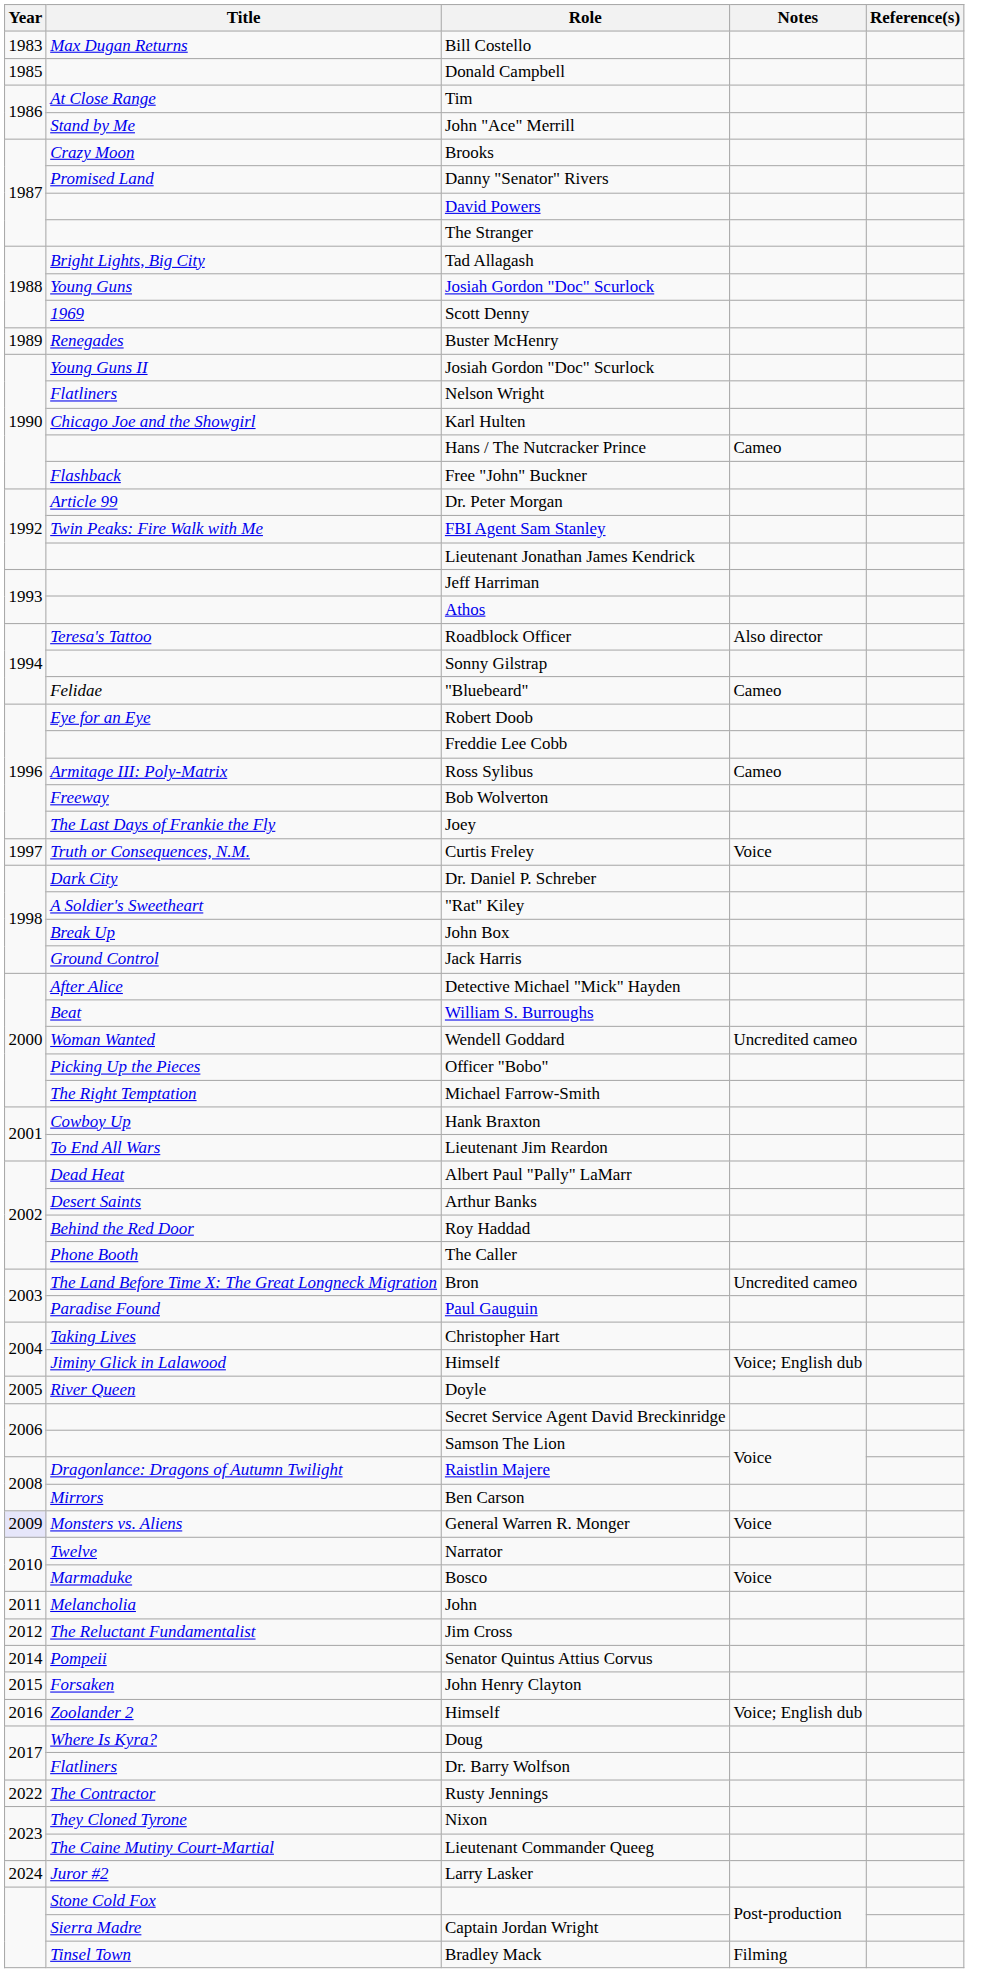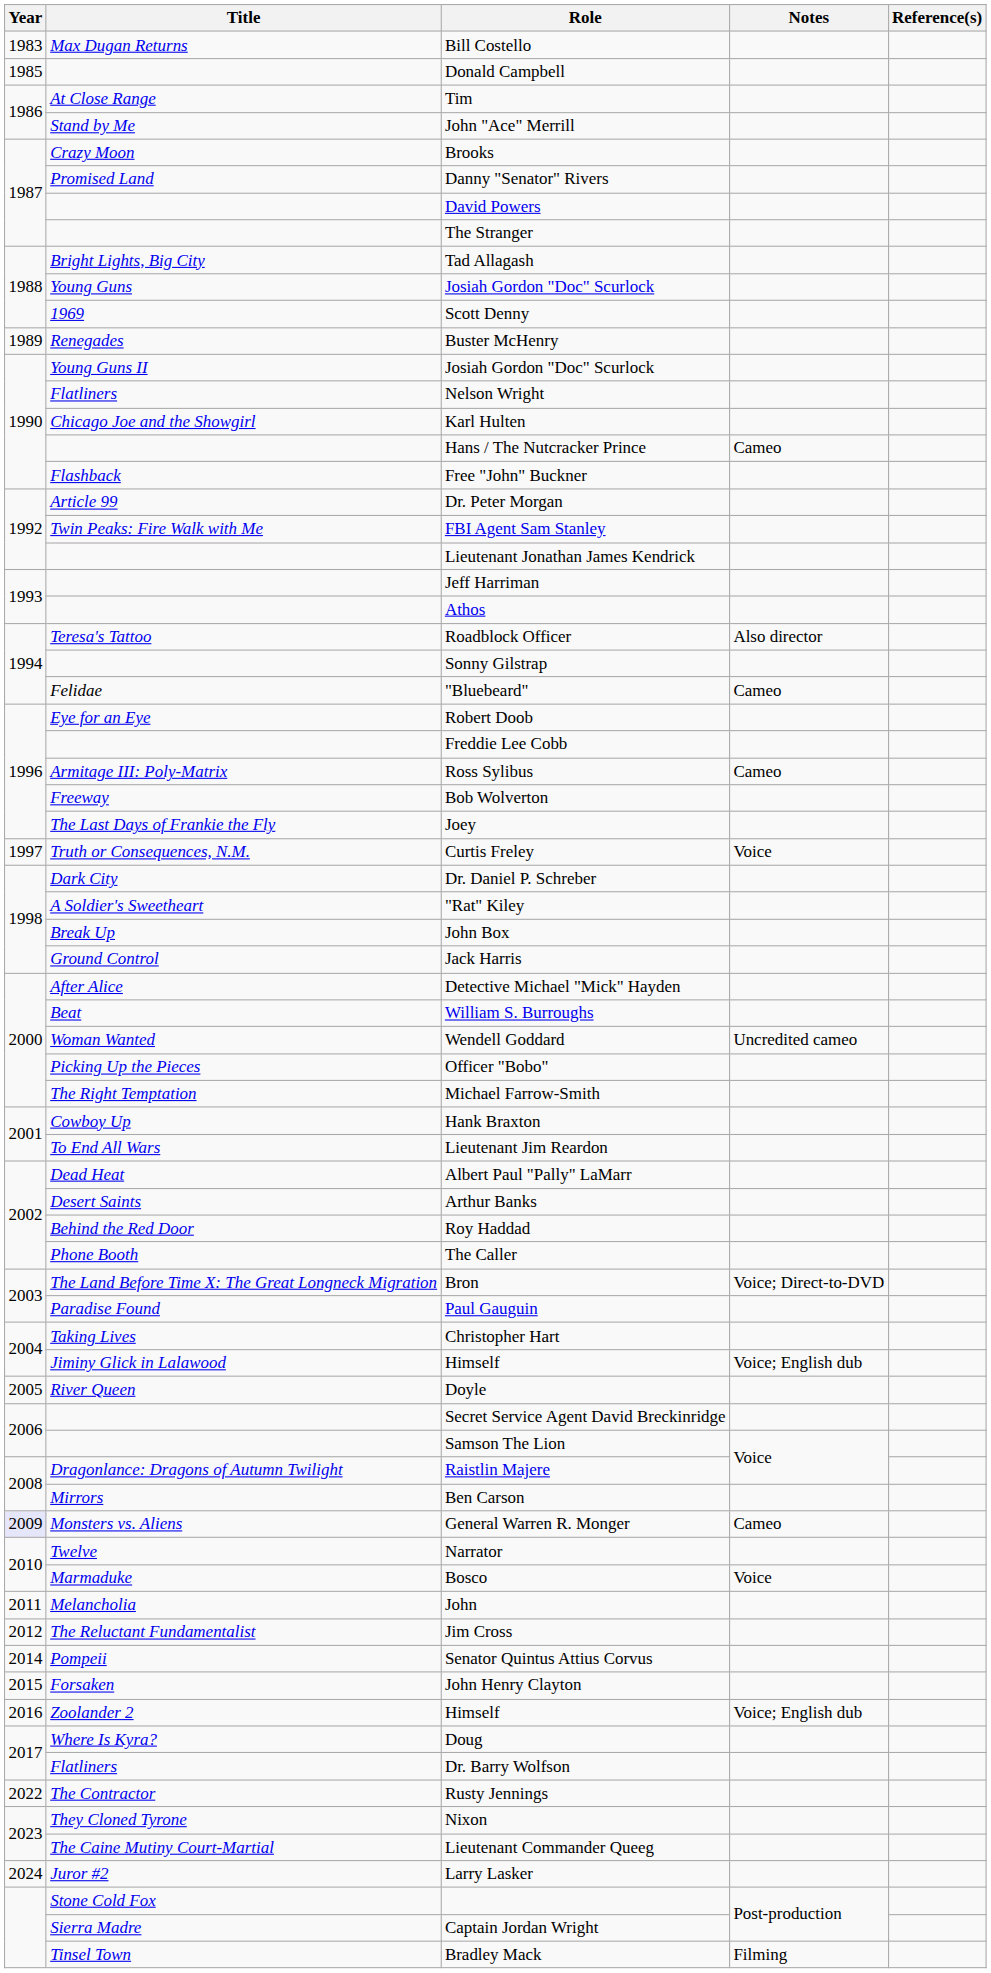(795, 1282) Uncredited cameo -> (809, 1282) Voice; Direct-to-DVD
(753, 1524) Voice -> (757, 1524) Cameo
